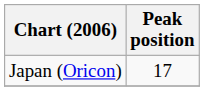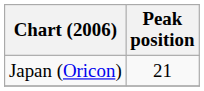(162, 70) 17 -> (162, 70) 21
